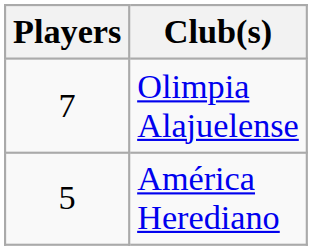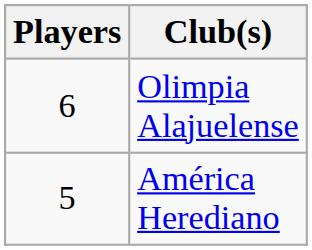(67, 105) 7 -> (67, 105) 6
